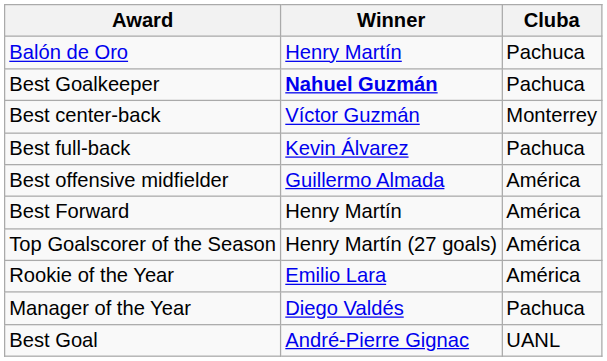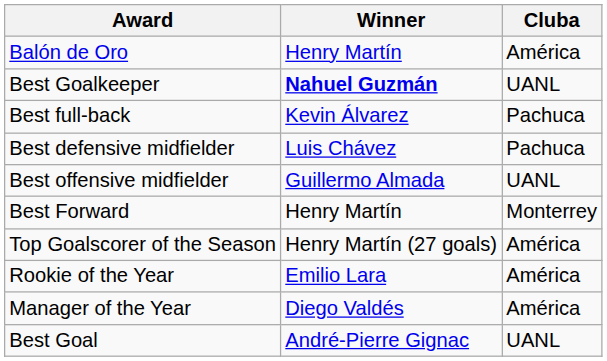(546, 52) Pachuca -> (543, 52) América
(546, 84) Pachuca -> (533, 84) UANL
- row: (85, 116)
+ row: (122, 148)
(543, 180) América -> (533, 180) UANL
(543, 212) América -> (552, 212) Monterrey
(546, 308) Pachuca -> (543, 308) América
